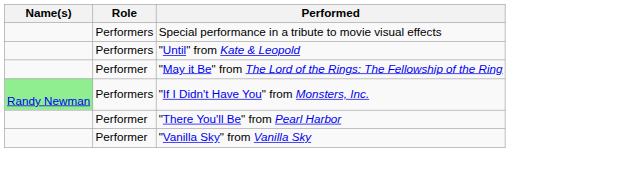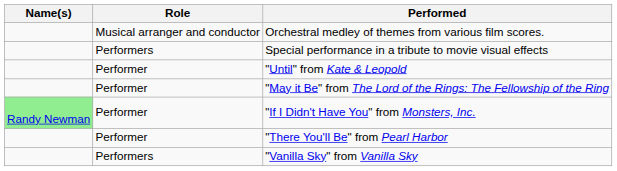+ row: (405, 32)
(124, 50) Performers -> (121, 69) Performer
(124, 94) Performers -> (121, 112) Performer
(121, 138) Performer -> (124, 156) Performers
